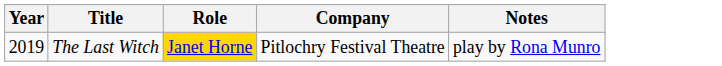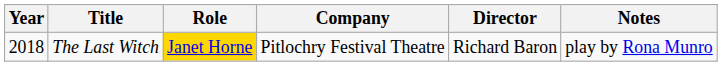+ column: (505, 18)
(26, 46) 2019 -> (26, 46) 2018
